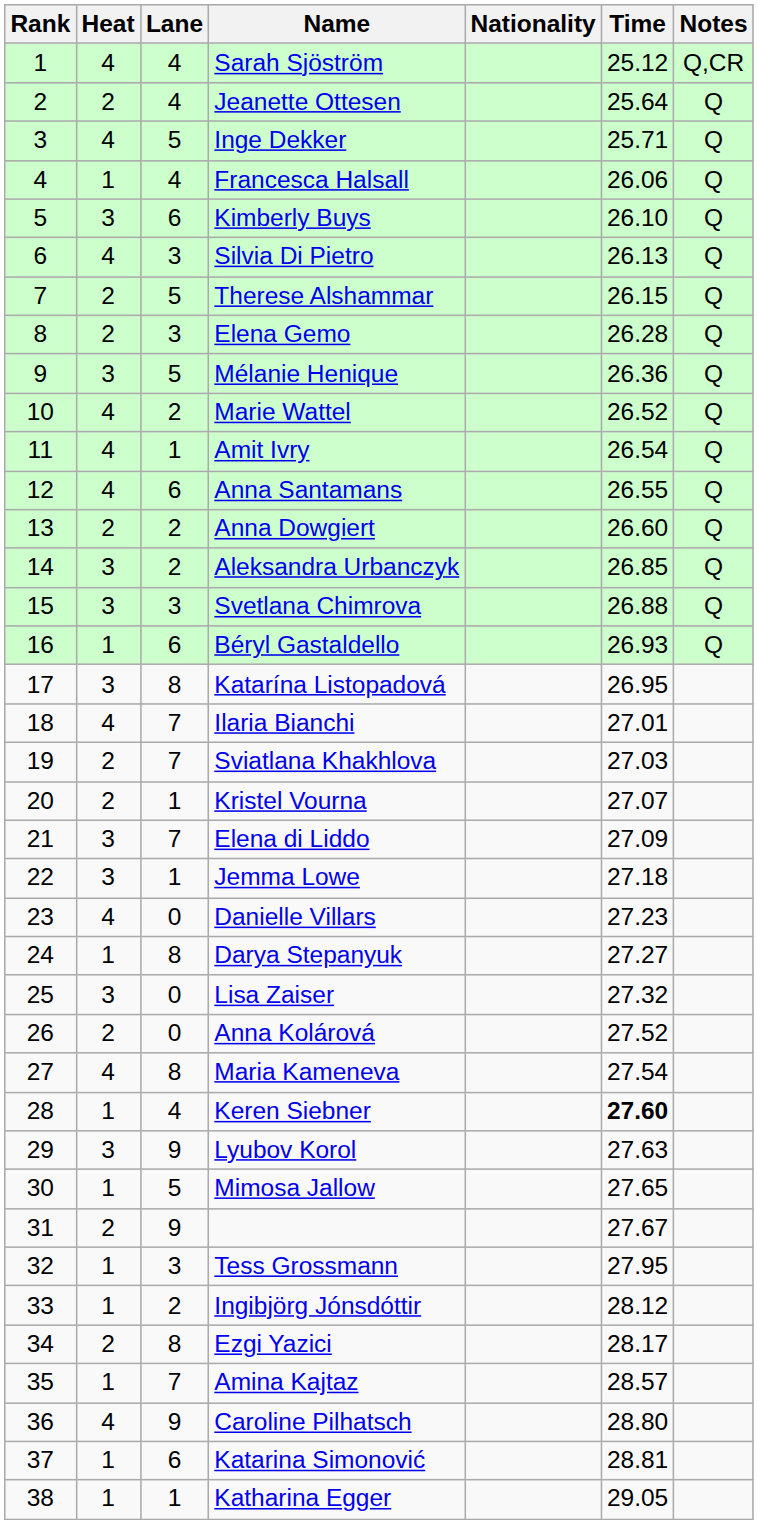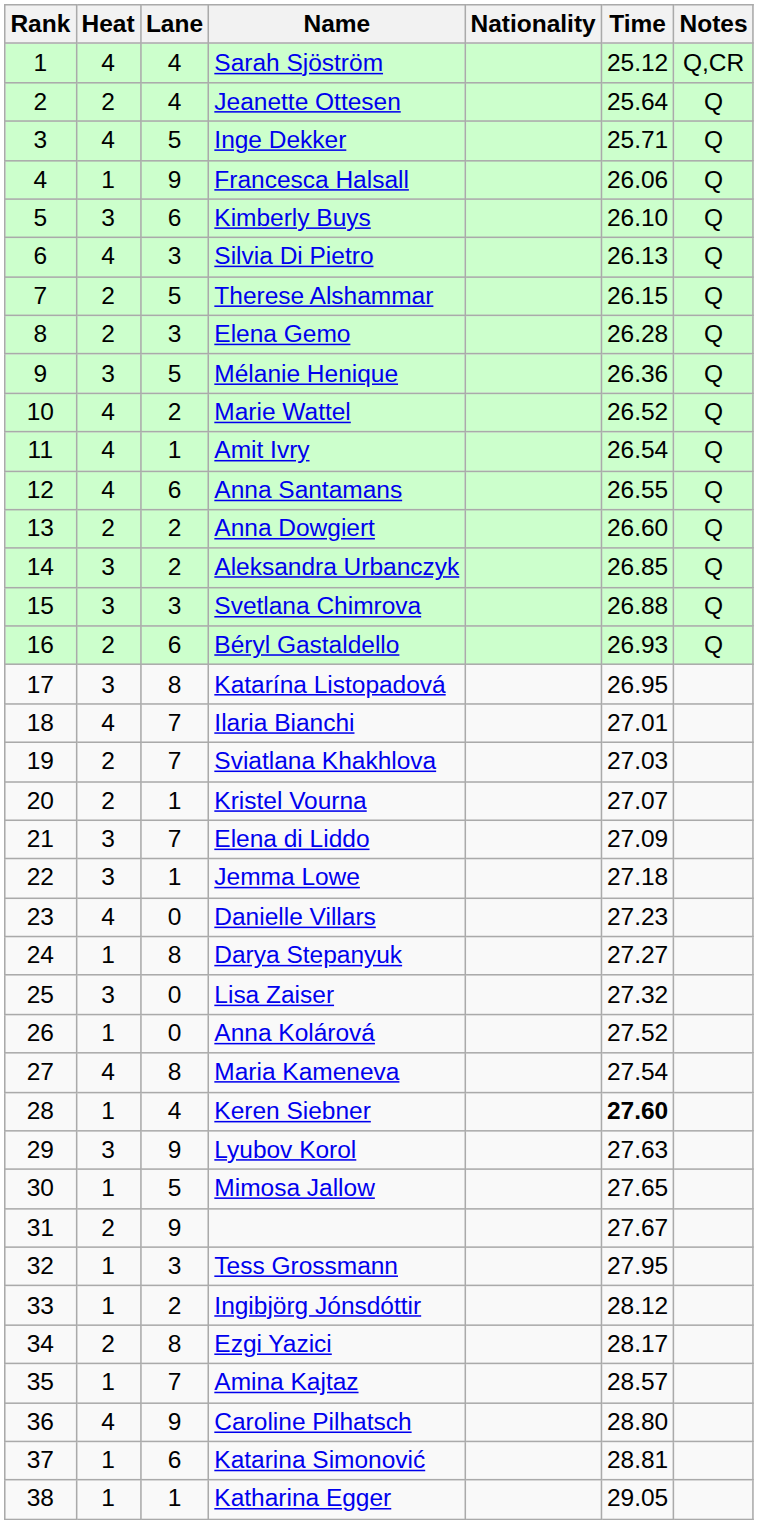(174, 179) 4 -> (174, 179) 9
(108, 645) 1 -> (108, 645) 2
(108, 1033) 2 -> (108, 1033) 1
